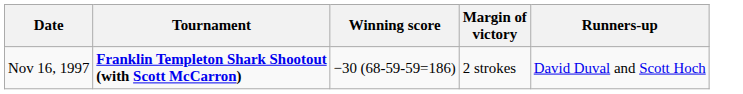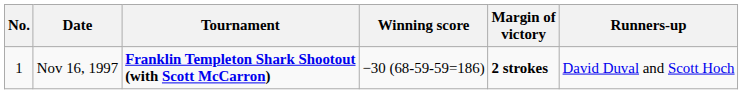+ column: (19, 25)
(489, 67) normal -> (520, 67) bold
